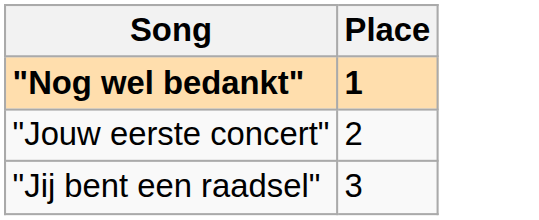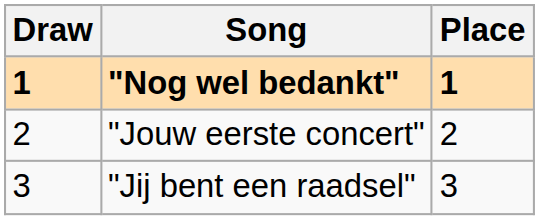+ column: (53, 30)
